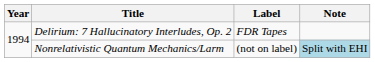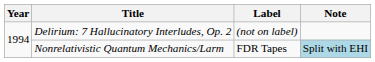(262, 31) FDR Tapes -> (267, 31) (not on label)
(267, 48) (not on label) -> (262, 48) FDR Tapes
